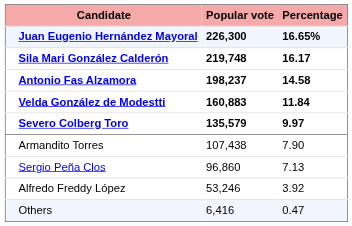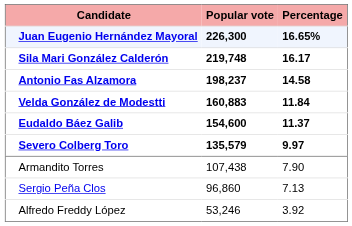+ row: (71, 123)
- row: (35, 210)
